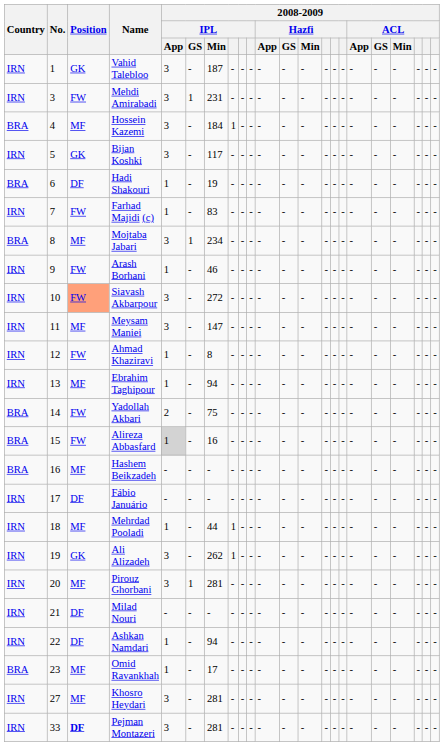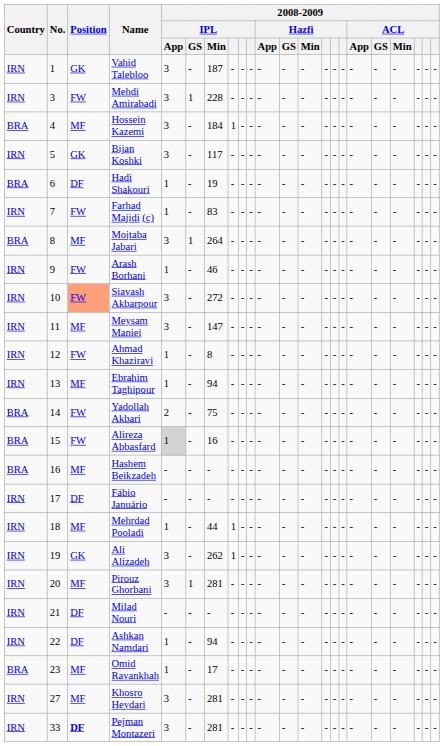(215, 97) 231 -> (215, 97) 228
(215, 240) 234 -> (215, 240) 264
